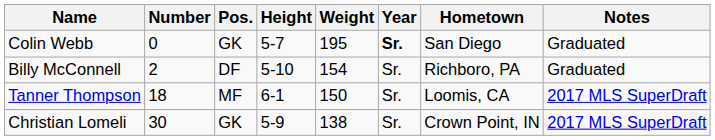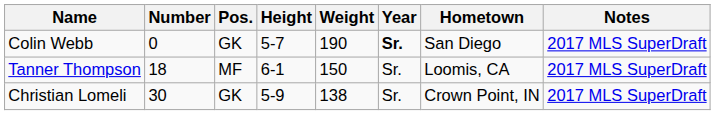(333, 43) 195 -> (333, 43) 190
(586, 43) Graduated -> (627, 43) 2017 MLS SuperDraft
- row: (65, 69)
